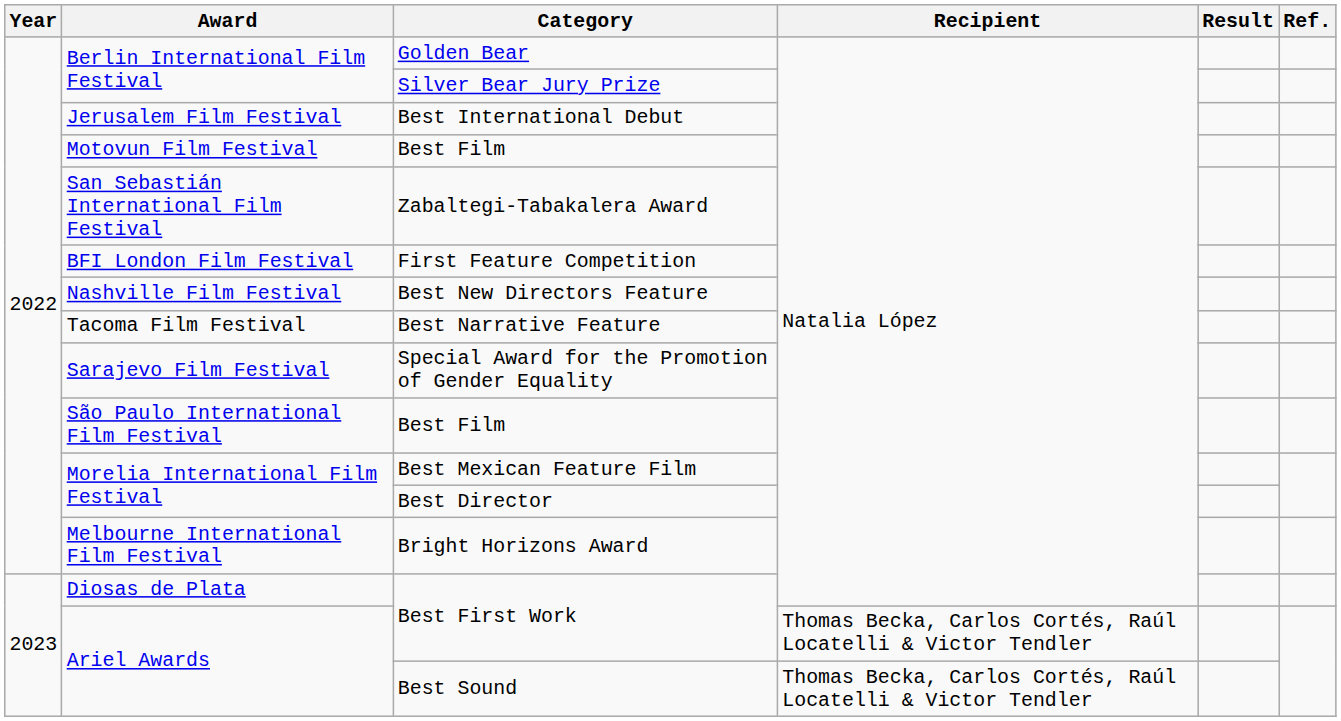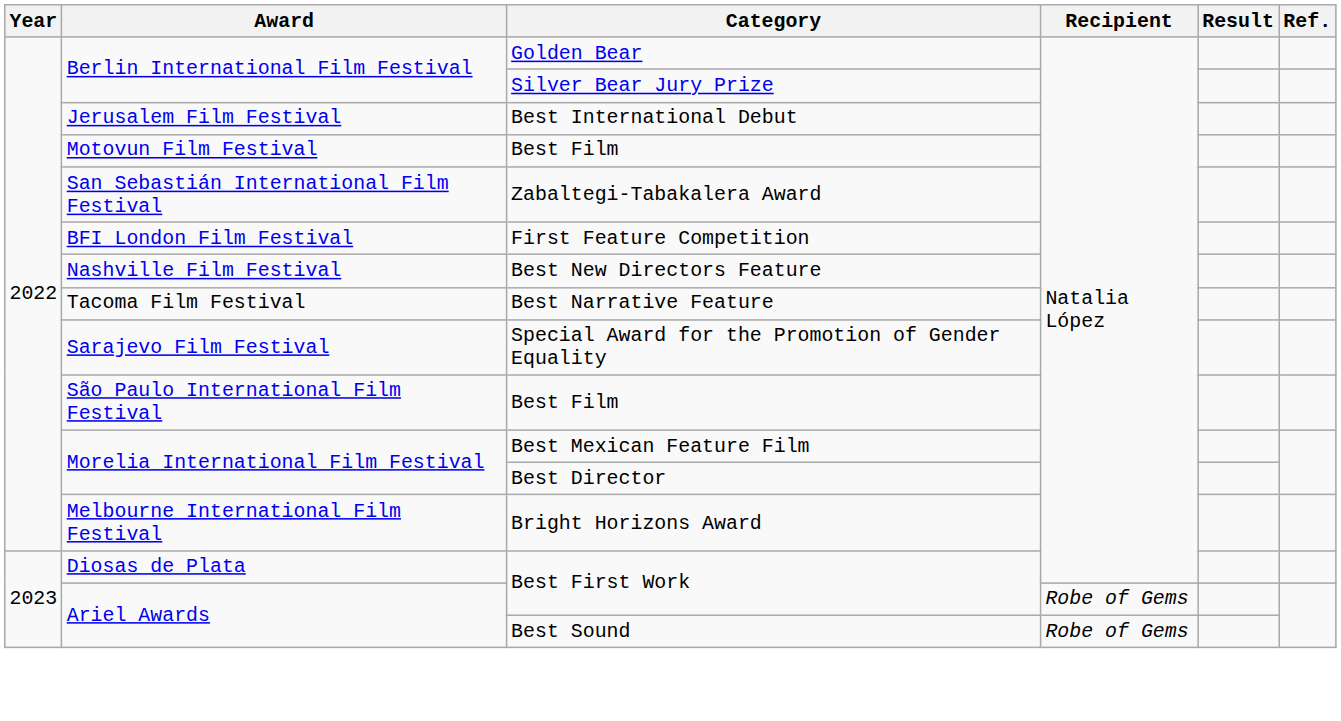(979, 633) Thomas Becka, Carlos Cortés, Raúl Locatelli & Victor Tendler -> (1117, 599) Robe of Gems
(979, 689) Thomas Becka, Carlos Cortés, Raúl Locatelli & Victor Tendler -> (1117, 631) Robe of Gems
